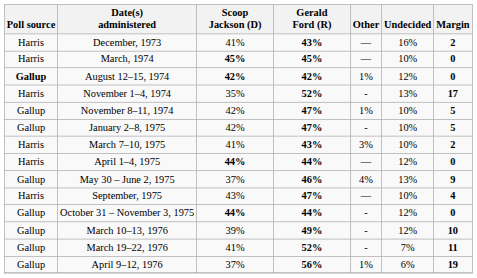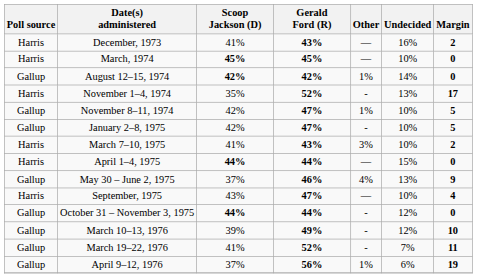(31, 76) bold -> (31, 76) normal
(408, 76) 12% -> (408, 76) 14%
(408, 162) 12% -> (408, 162) 15%
